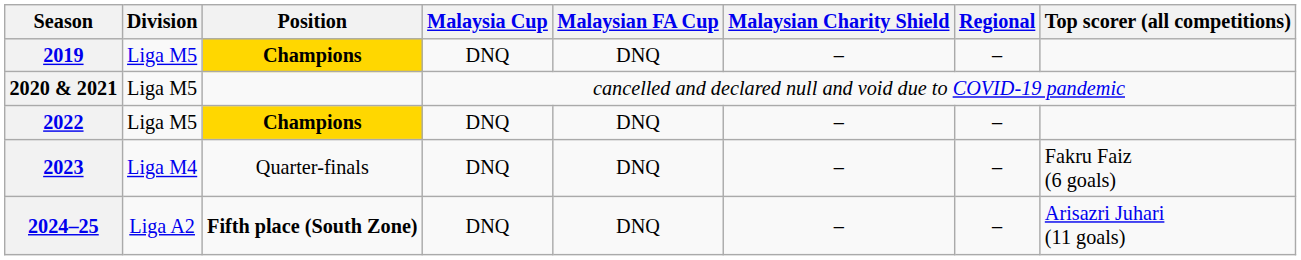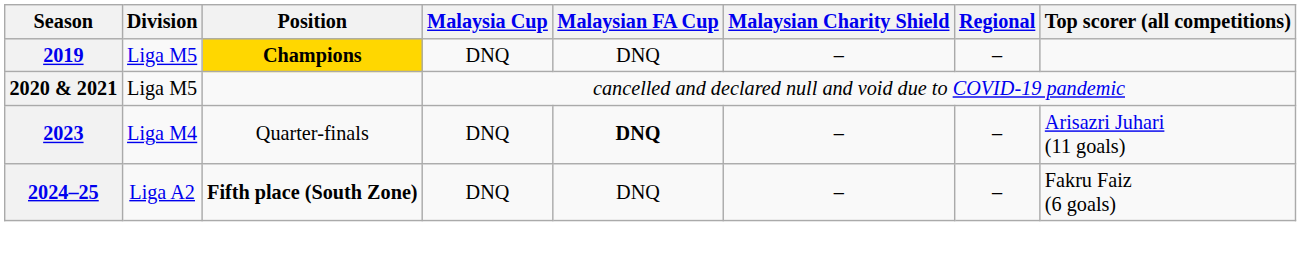- row: (63, 122)
(638, 168) normal -> (638, 134) bold
(1088, 168) Fakru Faiz (6 goals) -> (1105, 134) Arisazri Juhari (11 goals)
(1105, 225) Arisazri Juhari (11 goals) -> (1088, 192) Fakru Faiz (6 goals)
